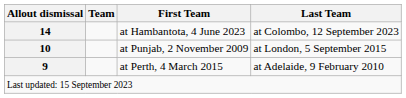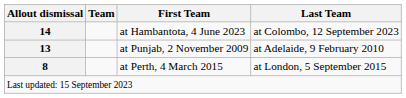(45, 48) 10 -> (45, 48) 13
(320, 48) at London, 5 September 2015 -> (319, 48) at Adelaide, 9 February 2010
(45, 66) 9 -> (45, 66) 8
(319, 66) at Adelaide, 9 February 2010 -> (320, 66) at London, 5 September 2015
